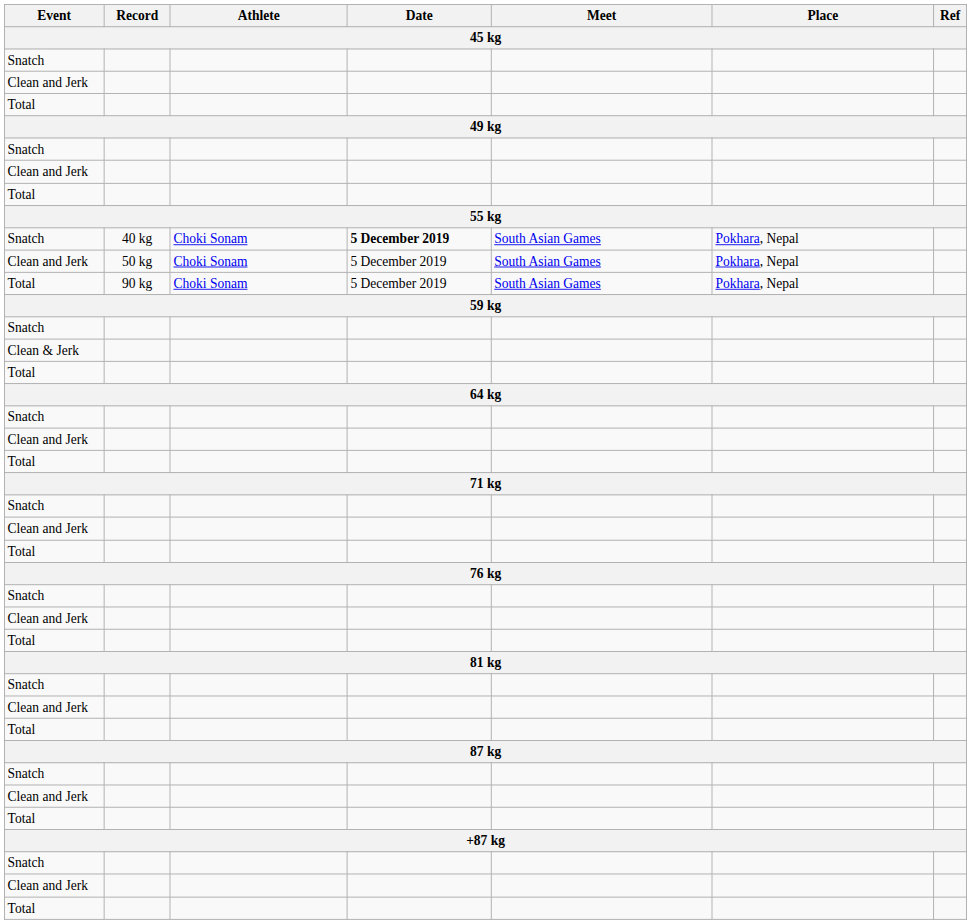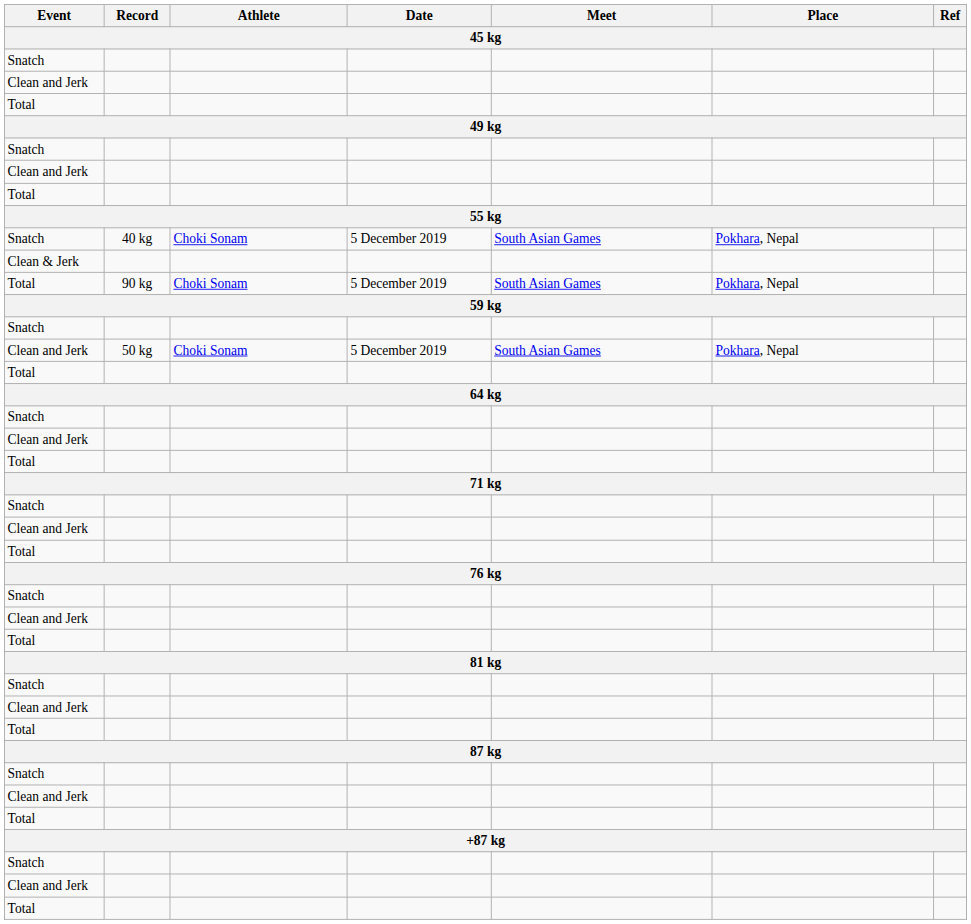(400, 238) bold -> (399, 238) normal
rows swapped: (48, 261) <-> (43, 350)
